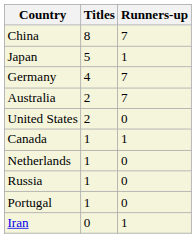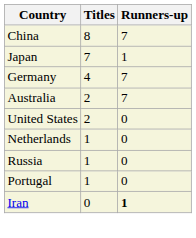(87, 56) 5 -> (87, 56) 7
- row: (27, 139)
(124, 222) normal -> (124, 202) bold
